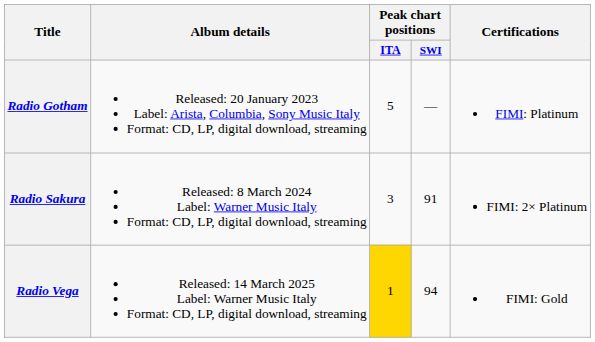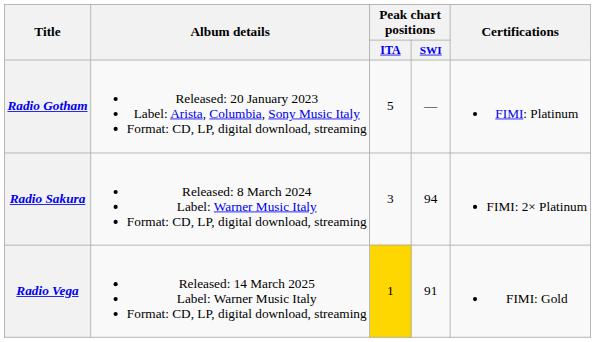(431, 198) 91 -> (431, 198) 94
(431, 291) 94 -> (431, 291) 91
